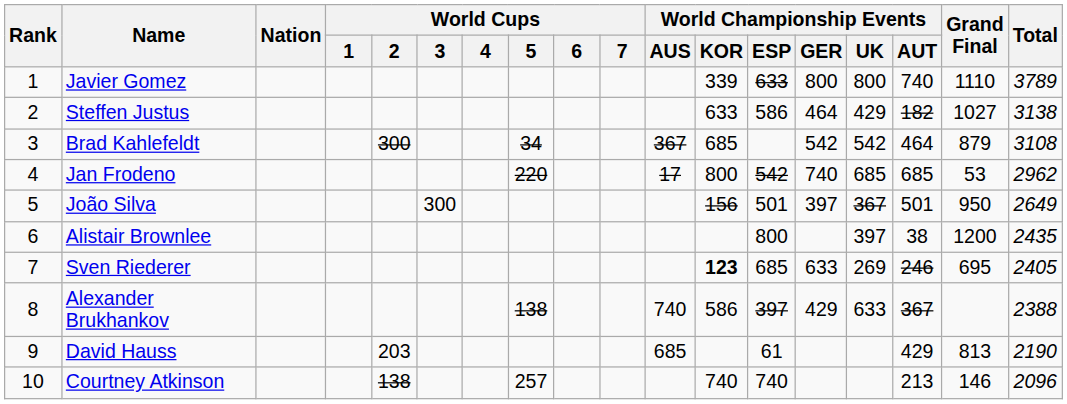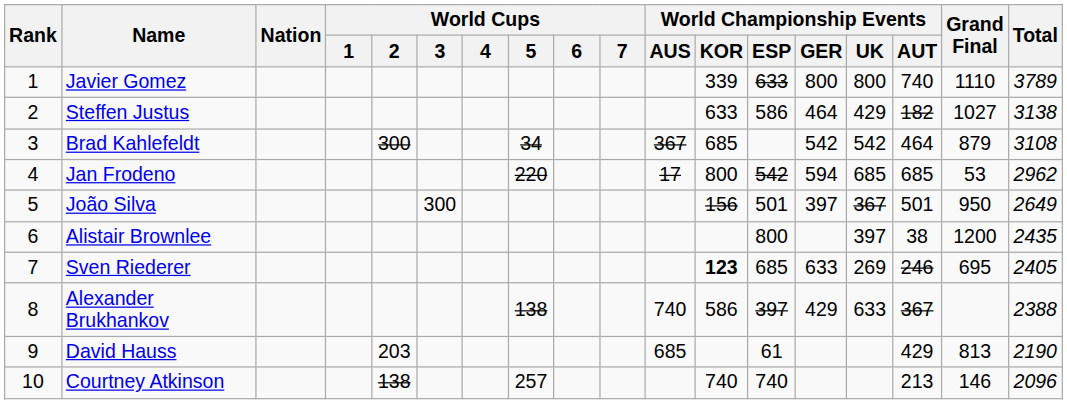(821, 174) 740 -> (821, 174) 594
